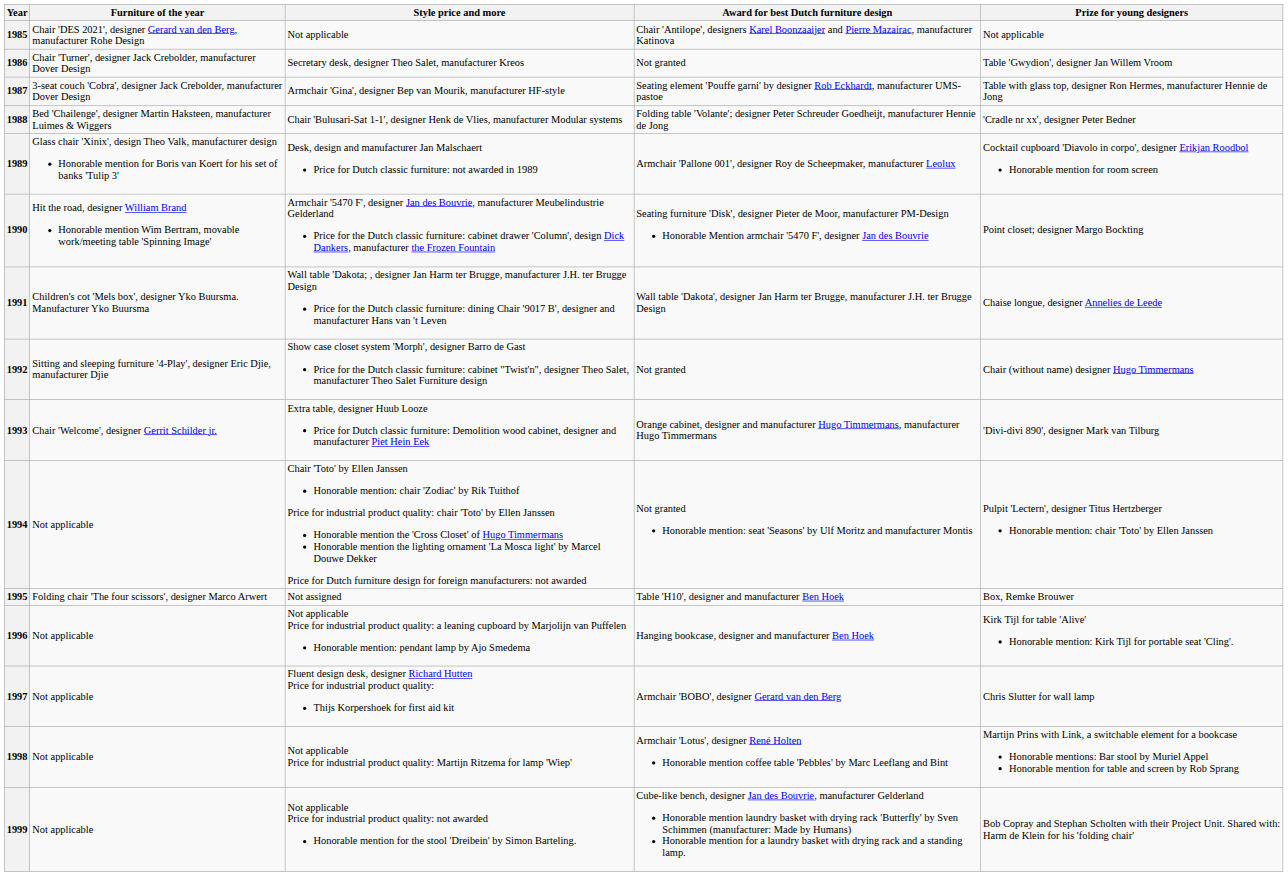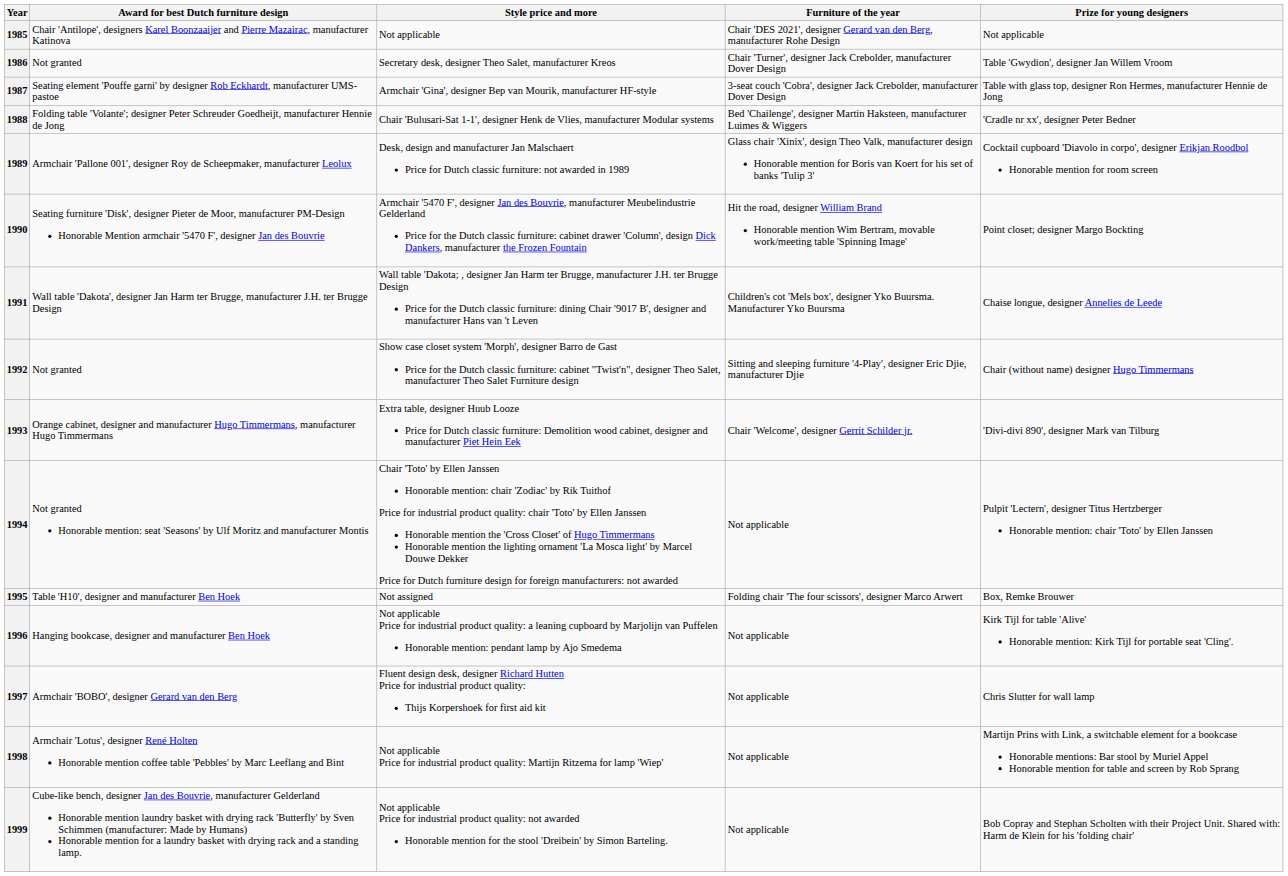columns swapped: (807, 12) <-> (158, 12)
